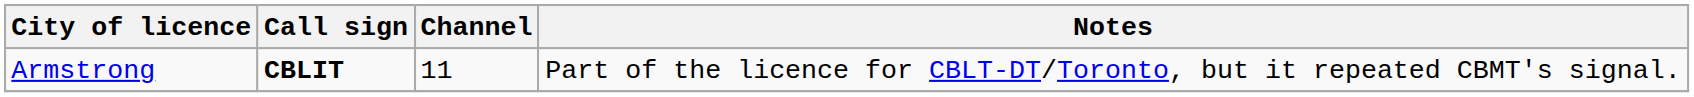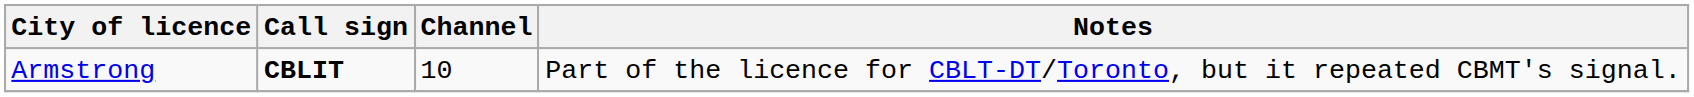(437, 70) 11 -> (437, 70) 10
